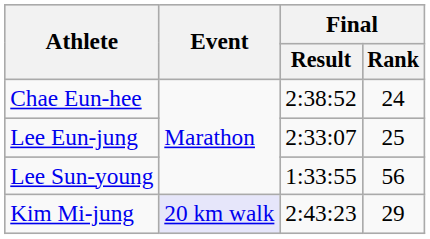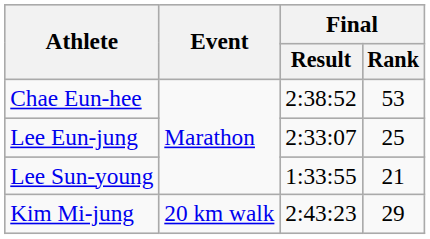(393, 99) 24 -> (393, 99) 53
(393, 175) 56 -> (393, 175) 21
(219, 214) lavender background -> (219, 214) no background
